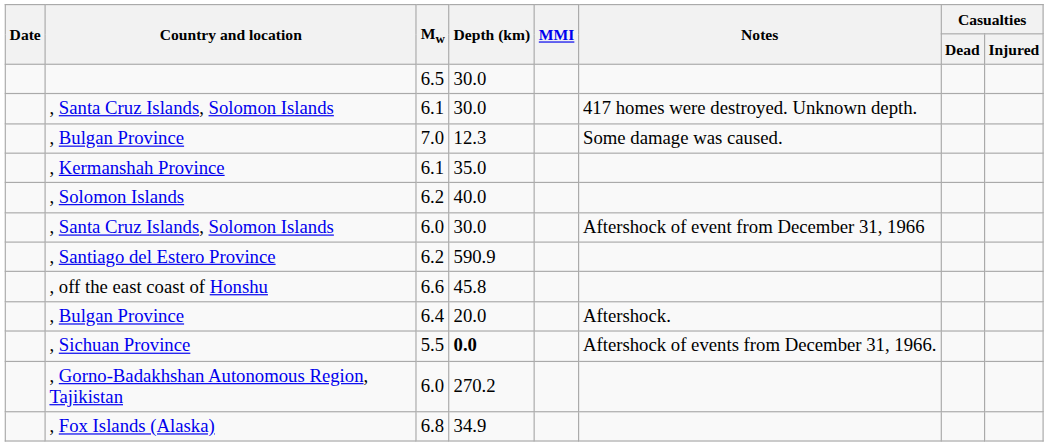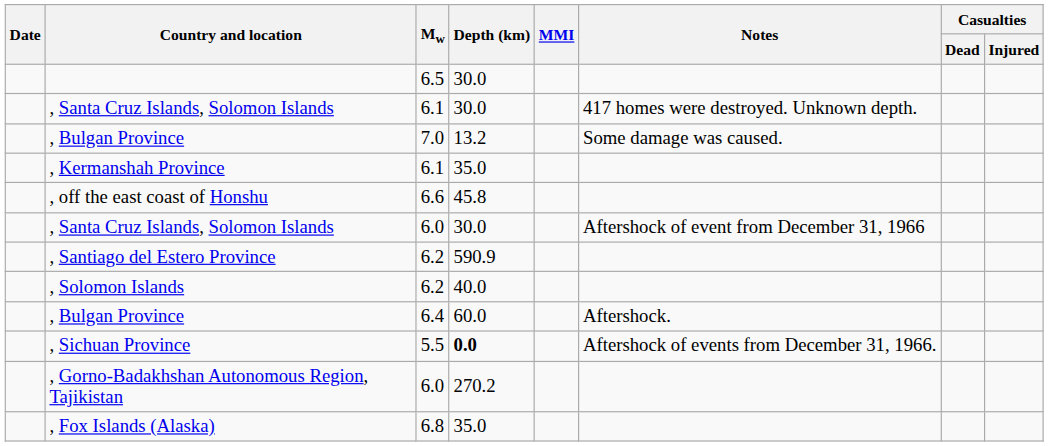(470, 138) 12.3 -> (470, 138) 13.2
rows swapped: (117, 197) <-> (159, 286)
(470, 316) 20.0 -> (470, 316) 60.0
(470, 426) 34.9 -> (470, 426) 35.0
